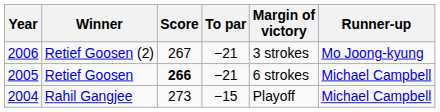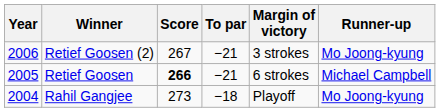(226, 97) −15 -> (226, 97) −18
(376, 97) Michael Campbell -> (373, 97) Mo Joong-kyung
